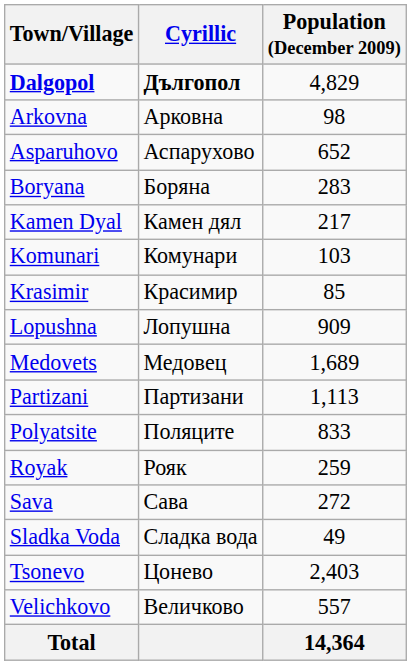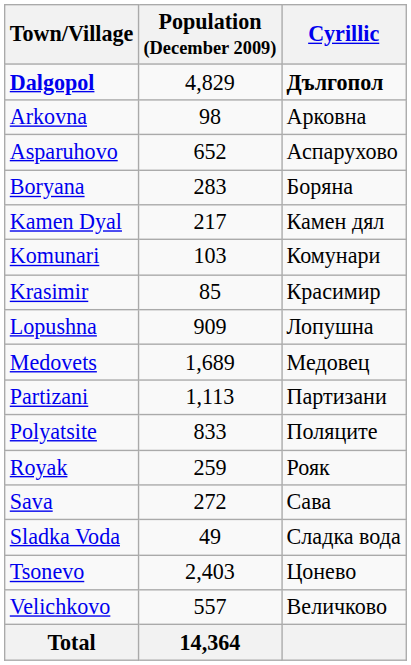columns swapped: (201, 34) <-> (334, 34)
